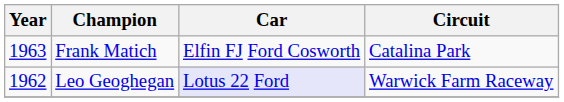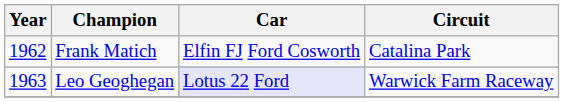(28, 51) 1963 -> (28, 51) 1962
(28, 82) 1962 -> (28, 82) 1963
